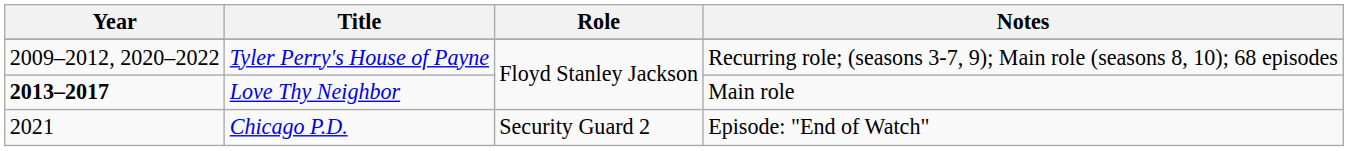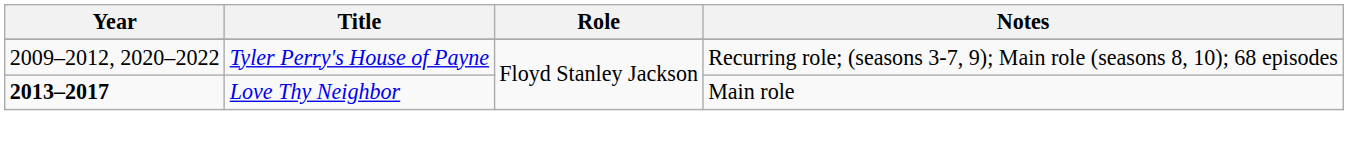- row: (289, 127)
